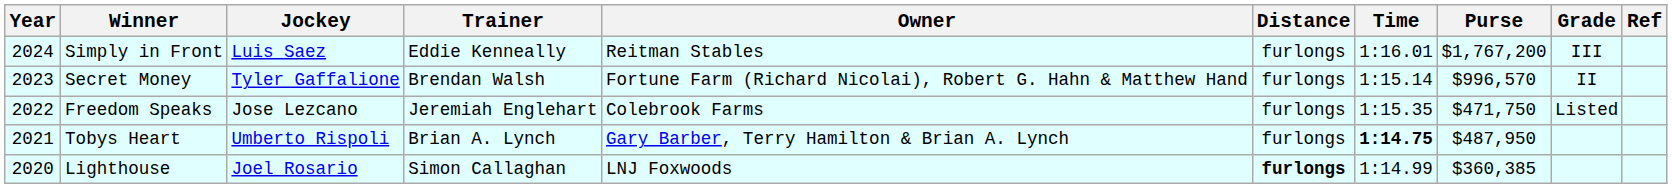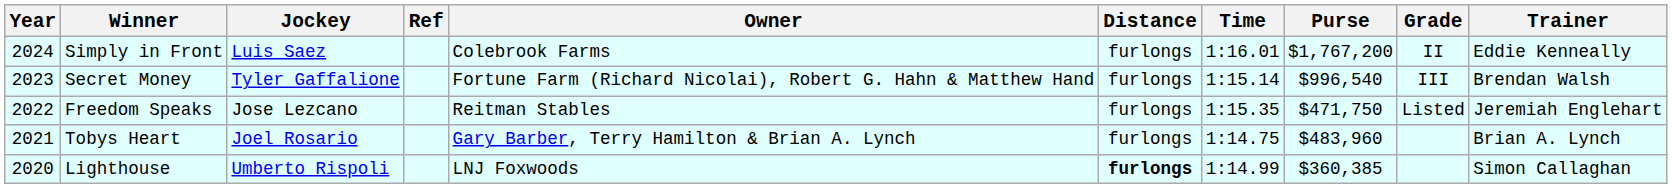columns swapped: (503, 21) <-> (1645, 21)
(685, 51) Reitman Stables -> (532, 51) Colebrook Farms
(1587, 51) III -> (1433, 51) II
(1494, 81) $996,570 -> (1341, 81) $996,540
(1587, 81) II -> (1433, 81) III
(685, 110) Colebrook Farms -> (532, 110) Reitman Stables
(310, 140) Umberto Rispoli -> (295, 140) Joel Rosario
(1396, 140) bold -> (1243, 140) normal
(1494, 140) $487,950 -> (1341, 140) $483,960
(295, 169) Joel Rosario -> (310, 169) Umberto Rispoli
